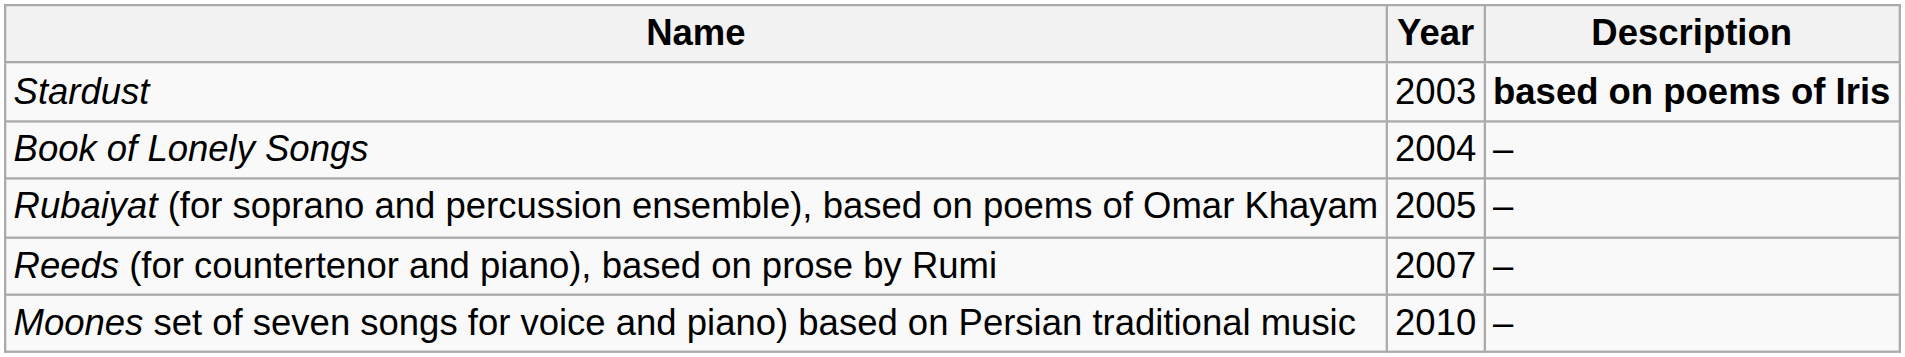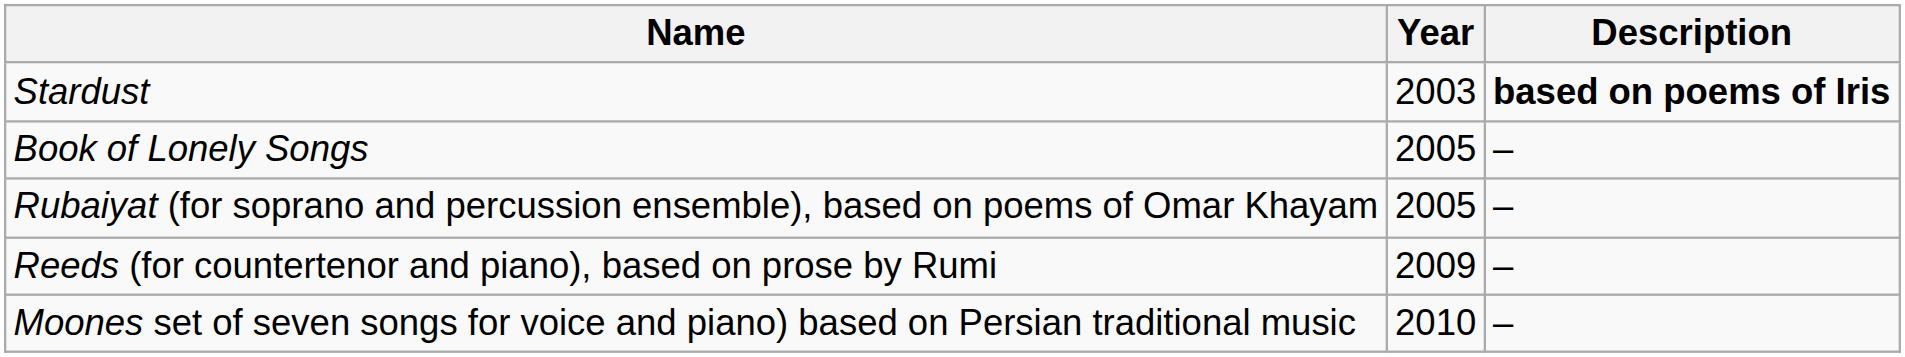(1436, 149) 2004 -> (1436, 149) 2005
(1436, 264) 2007 -> (1436, 264) 2009
